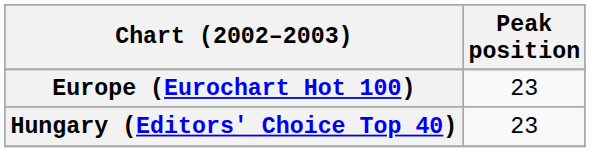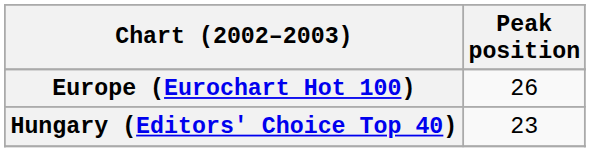(524, 89) 23 -> (524, 89) 26
